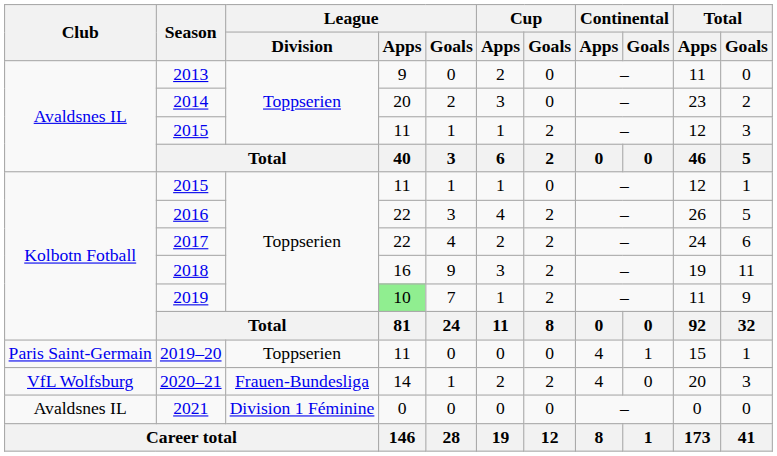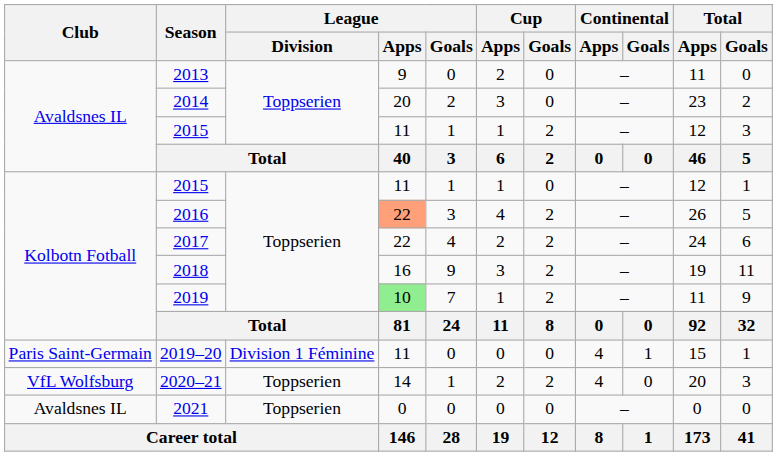(402, 213) no background -> (402, 213) lightsalmon background
(302, 353) Toppserien -> (302, 353) Division 1 Féminine
(302, 381) Frauen-Bundesliga -> (302, 381) Toppserien
(302, 409) Division 1 Féminine -> (302, 409) Toppserien
